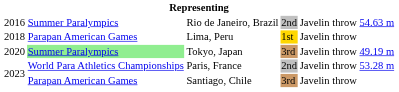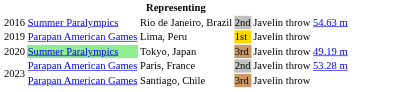(15, 37) 2018 -> (15, 37) 2019
(106, 66) World Para Athletics Championships -> (83, 66) Parapan American Games
